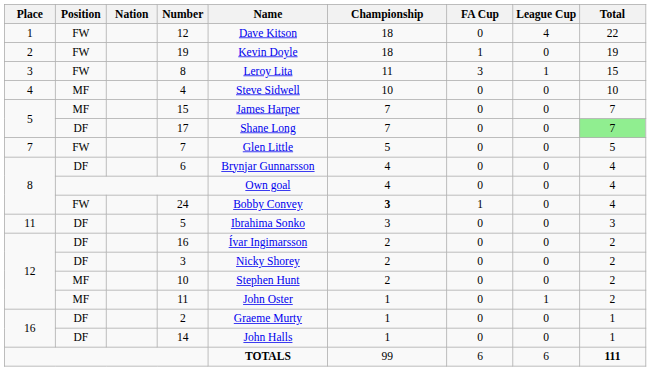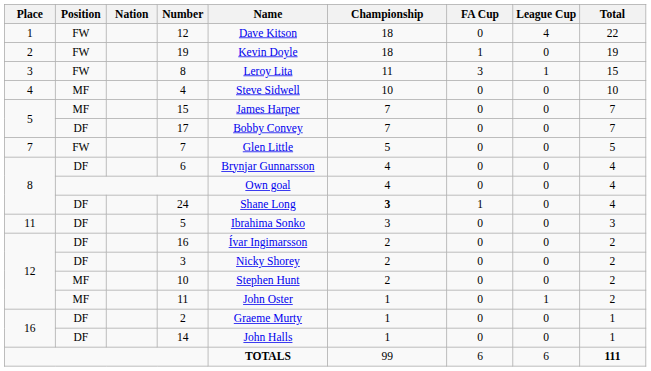(268, 128) Shane Long -> (268, 128) Bobby Convey
(612, 128) lightgreen background -> (612, 128) no background
(81, 204) FW -> (81, 204) DF
(268, 204) Bobby Convey -> (268, 204) Shane Long
